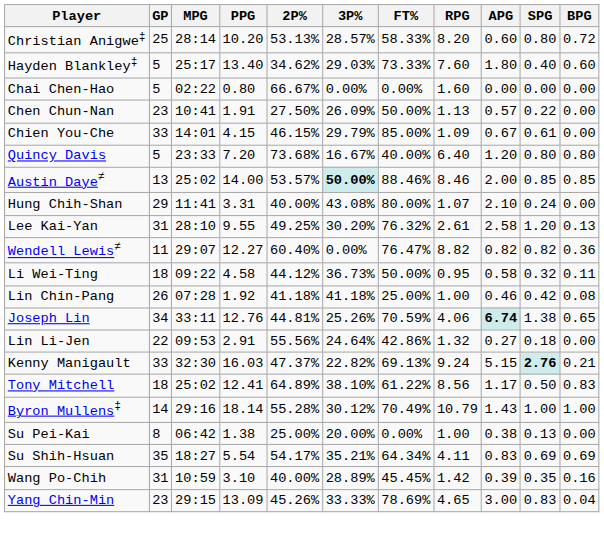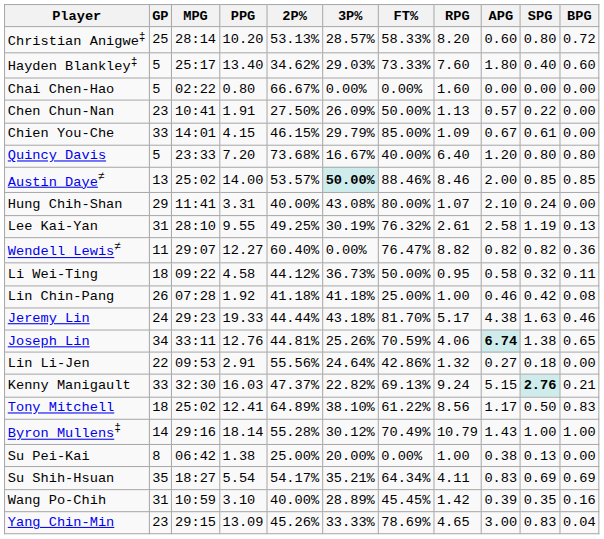(350, 226) 30.20% -> (350, 226) 30.19%
(540, 226) 1.20 -> (540, 226) 1.19
+ row: (49, 319)
